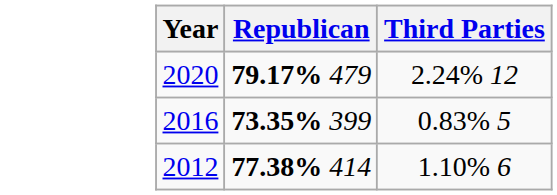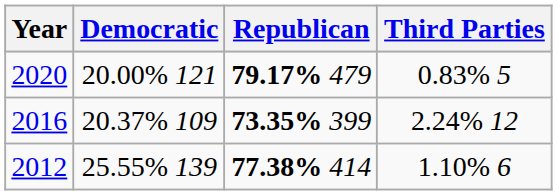+ column: (149, 28)
(464, 74) 2.24% 12 -> (464, 74) 0.83% 5
(464, 120) 0.83% 5 -> (464, 120) 2.24% 12
